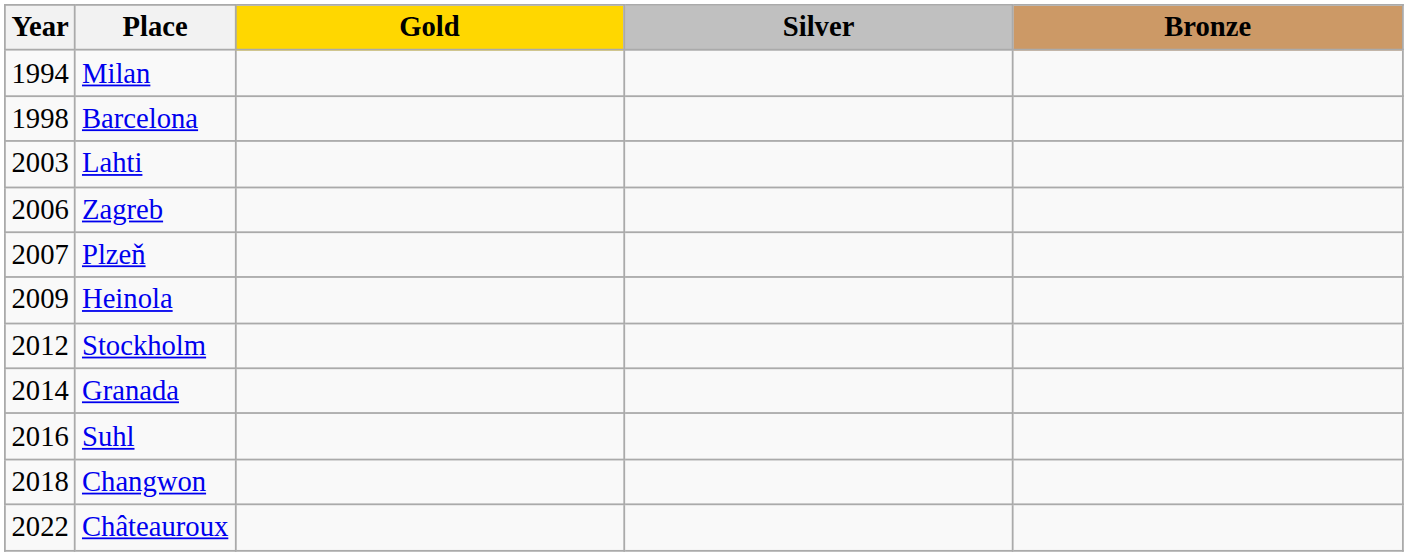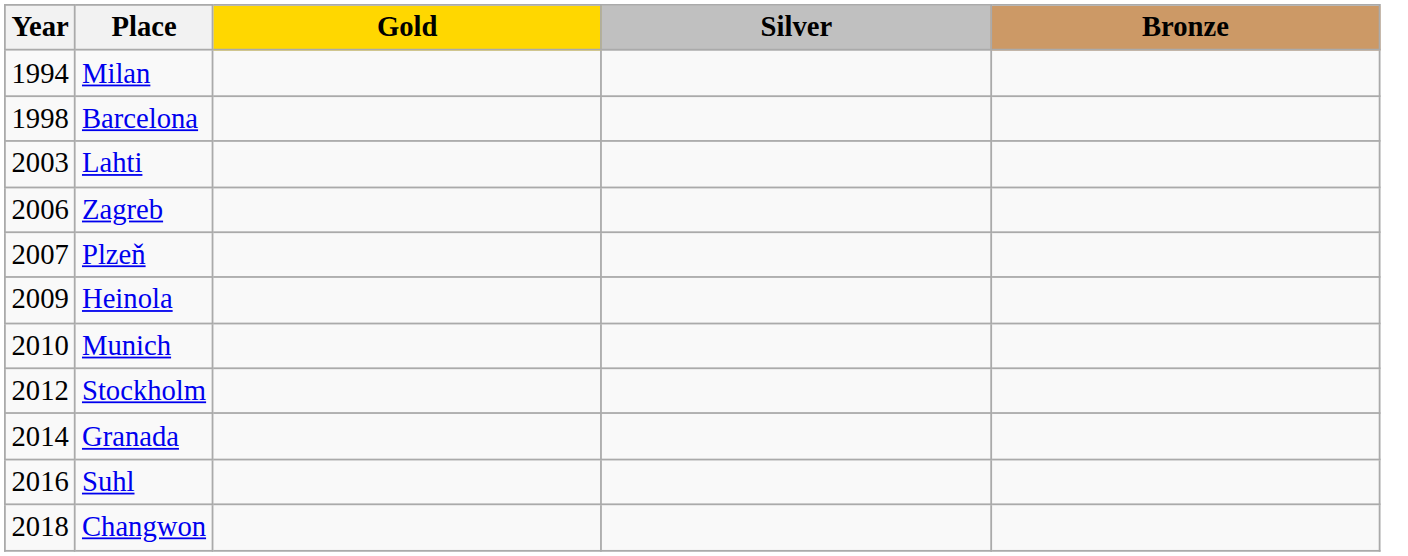+ row: (127, 345)
- row: (155, 526)
